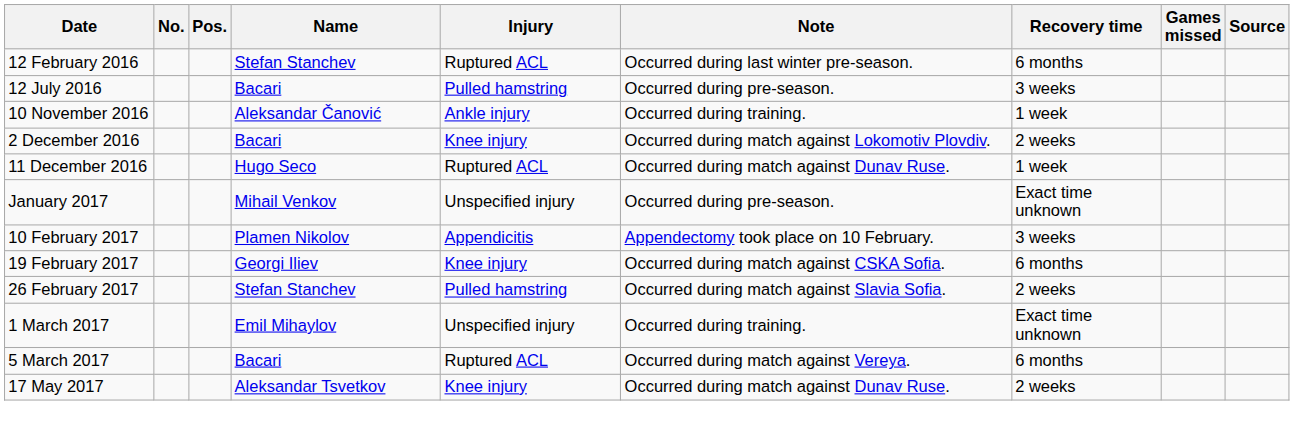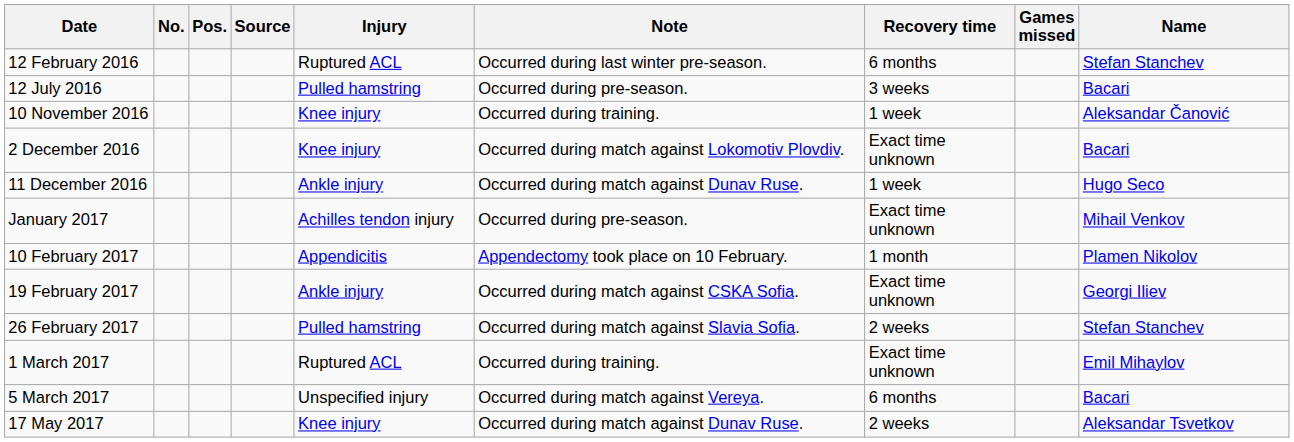columns swapped: (336, 26) <-> (1257, 26)
(487, 114) Ankle injury -> (339, 114) Knee injury
(1045, 140) 2 weeks -> (907, 149) Exact time unknown
(496, 166) Ruptured ACL -> (341, 185) Ankle injury
(510, 202) Unspecified injury -> (376, 220) Achilles tendon injury
(1045, 237) 3 weeks -> (899, 256) 1 month
(486, 263) Knee injury -> (341, 291) Ankle injury
(1049, 263) 6 months -> (907, 291) Exact time unknown
(510, 325) Unspecified injury -> (350, 362) Ruptured ACL
(496, 360) Ruptured ACL -> (363, 397) Unspecified injury
